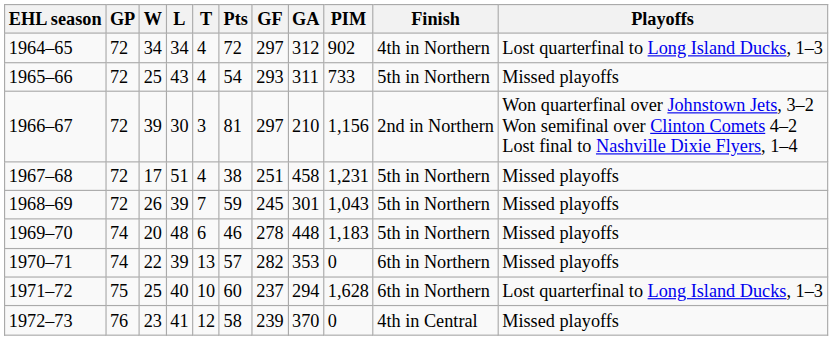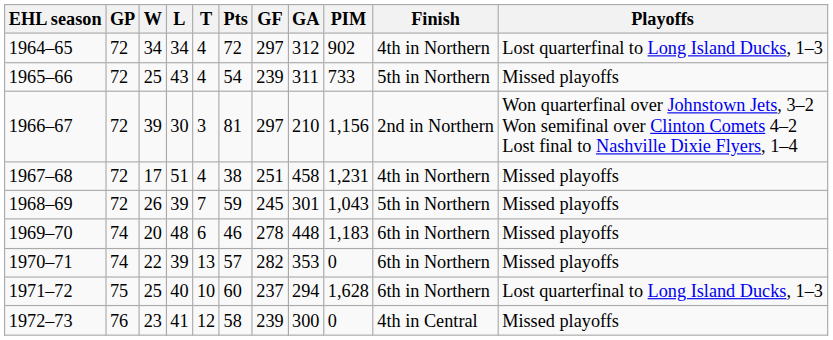(270, 76) 293 -> (270, 76) 239
(434, 175) 5th in Northern -> (434, 175) 4th in Northern
(434, 233) 5th in Northern -> (434, 233) 6th in Northern
(306, 320) 370 -> (306, 320) 300
